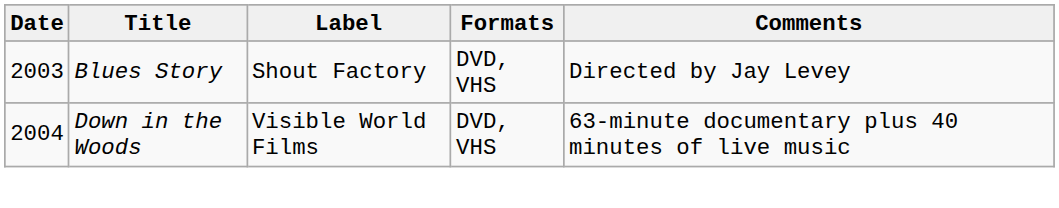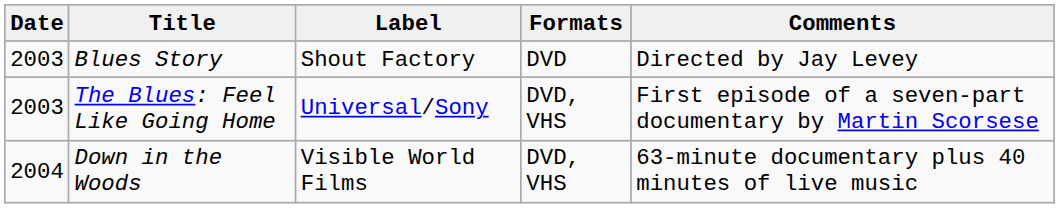(483, 72) DVD, VHS -> (546, 60) DVD
+ row: (175, 109)
